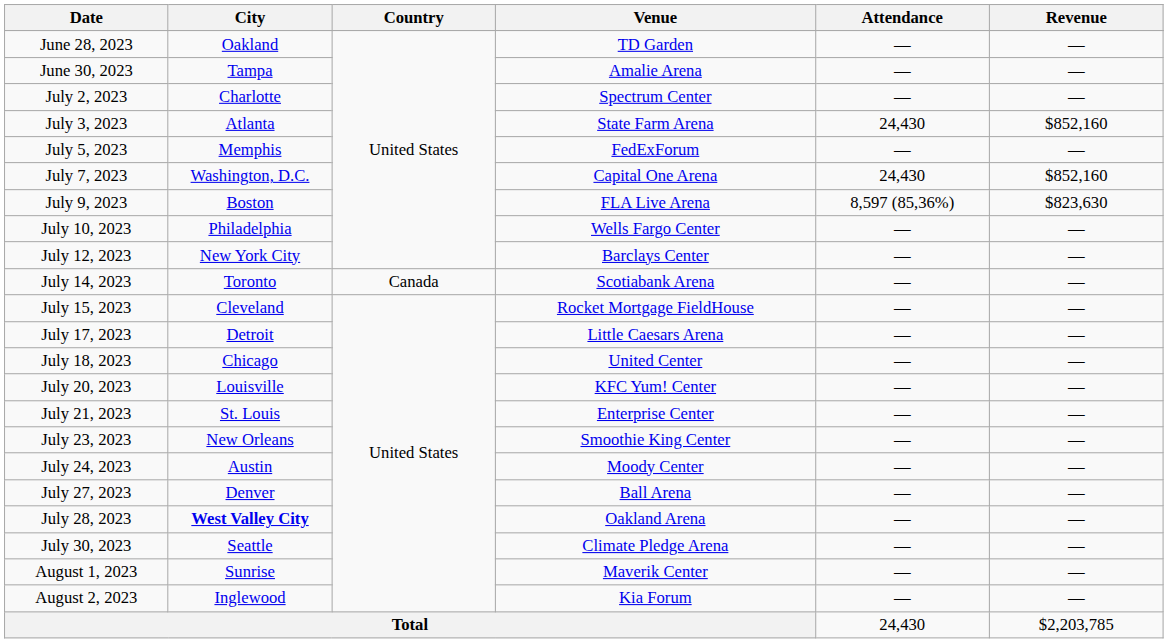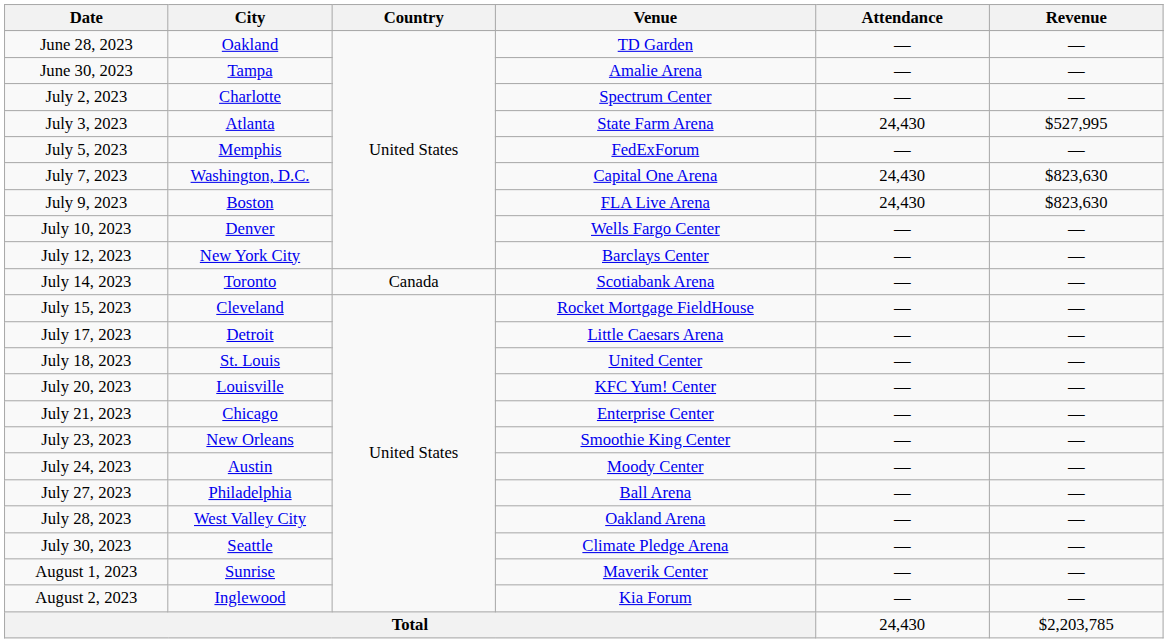(1076, 123) $852,160 -> (1076, 123) $527,995
(1076, 176) $852,160 -> (1076, 176) $823,630
(902, 202) 8,597 (85,36%) -> (902, 202) 24,430
(250, 228) Philadelphia -> (250, 228) Denver
(250, 360) Chicago -> (250, 360) St. Louis
(250, 413) St. Louis -> (250, 413) Chicago
(250, 492) Denver -> (250, 492) Philadelphia
(250, 519) bold -> (250, 519) normal
